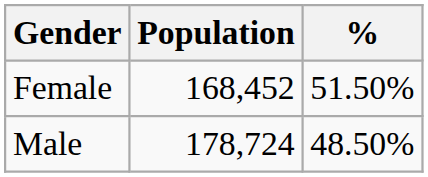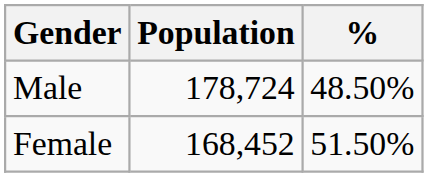rows swapped: (63, 88) <-> (48, 143)
